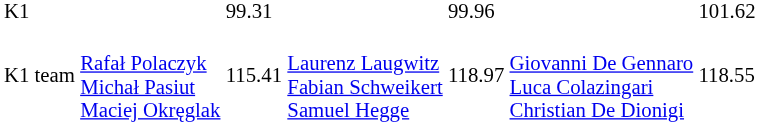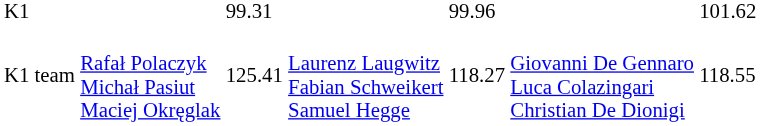(254, 75) 115.41 -> (254, 75) 125.41
(476, 75) 118.97 -> (477, 75) 118.27
